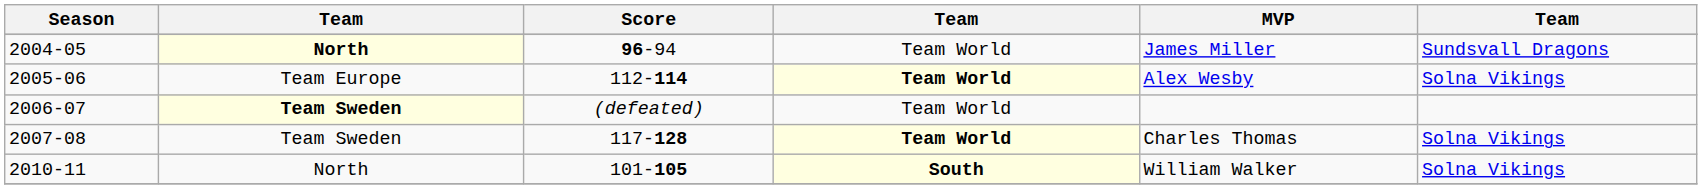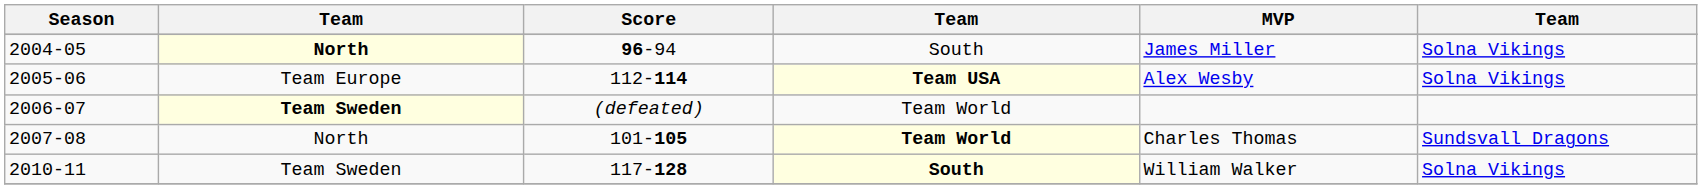(956, 50) Team World -> (956, 50) South
(1516, 50) Sundsvall Dragons -> (1494, 50) Solna Vikings
(956, 79) Team World -> (956, 79) Team USA
(341, 139) Team Sweden -> (341, 139) North
(649, 139) 117-128 -> (649, 139) 101-105
(1494, 139) Solna Vikings -> (1516, 139) Sundsvall Dragons
(341, 169) North -> (341, 169) Team Sweden
(649, 169) 101-105 -> (649, 169) 117-128
